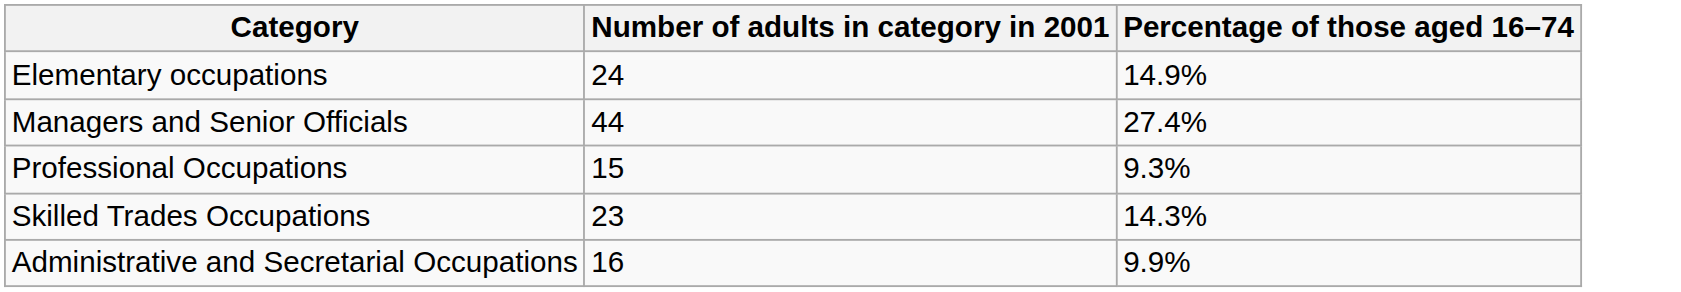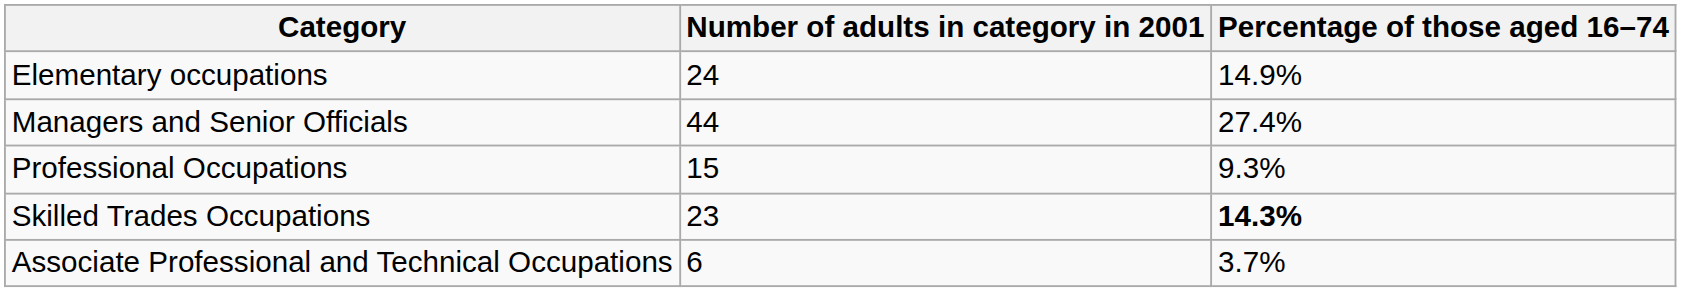(1165, 215) normal -> (1260, 215) bold
- row: (295, 262)
+ row: (342, 262)
